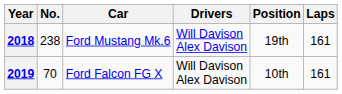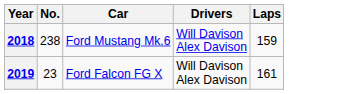- column: (277, 14)
(320, 40) 161 -> (267, 40) 159
(50, 73) 70 -> (50, 73) 23
